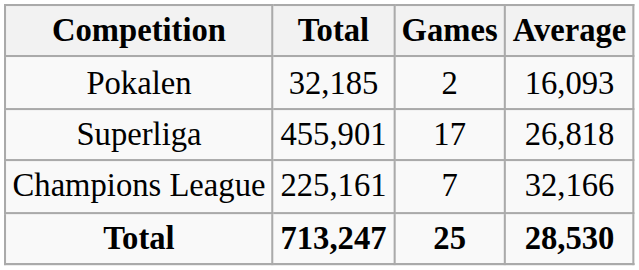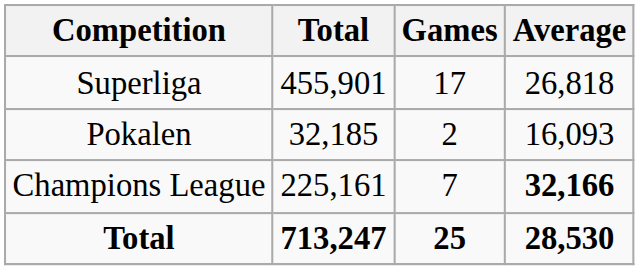rows swapped: (139, 133) <-> (139, 82)
(570, 185) normal -> (570, 185) bold
